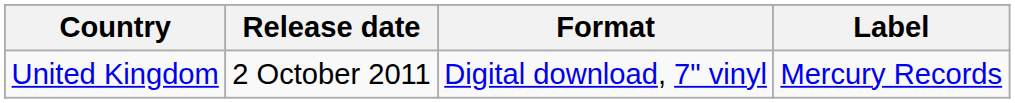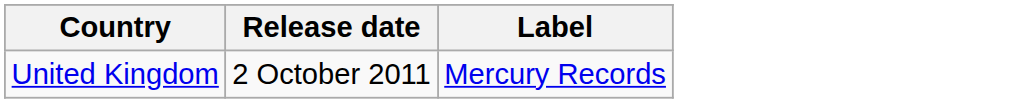- column: (606, 27)
